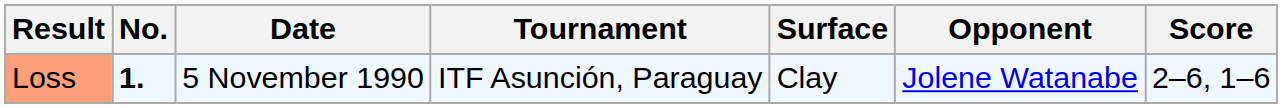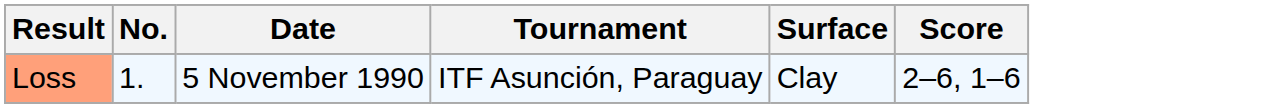- column: (1020, 28)
(132, 78) bold -> (132, 78) normal
